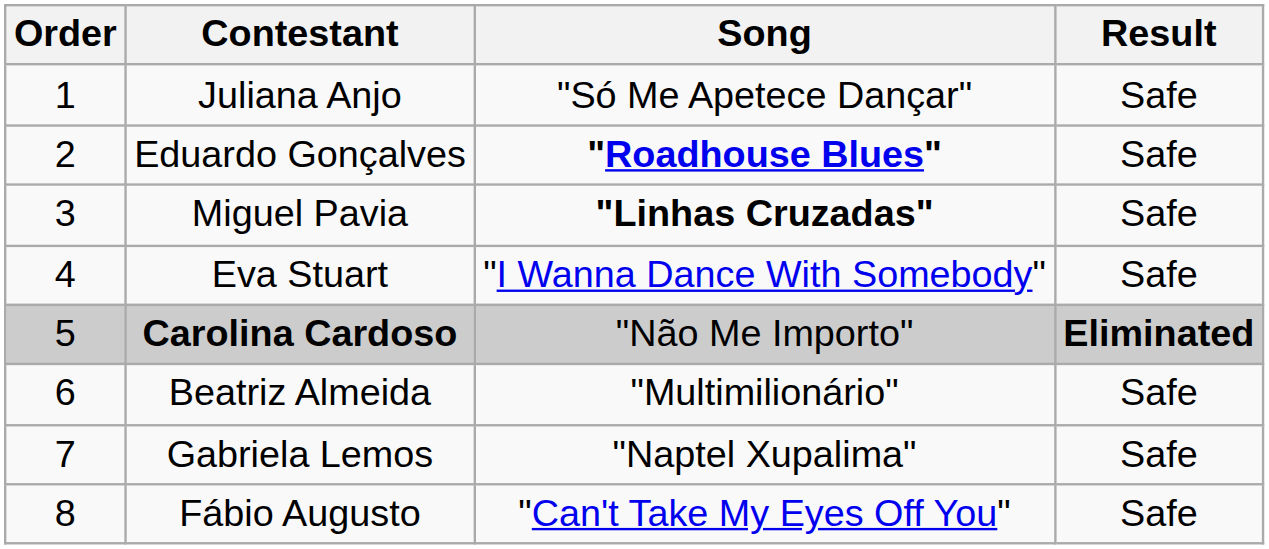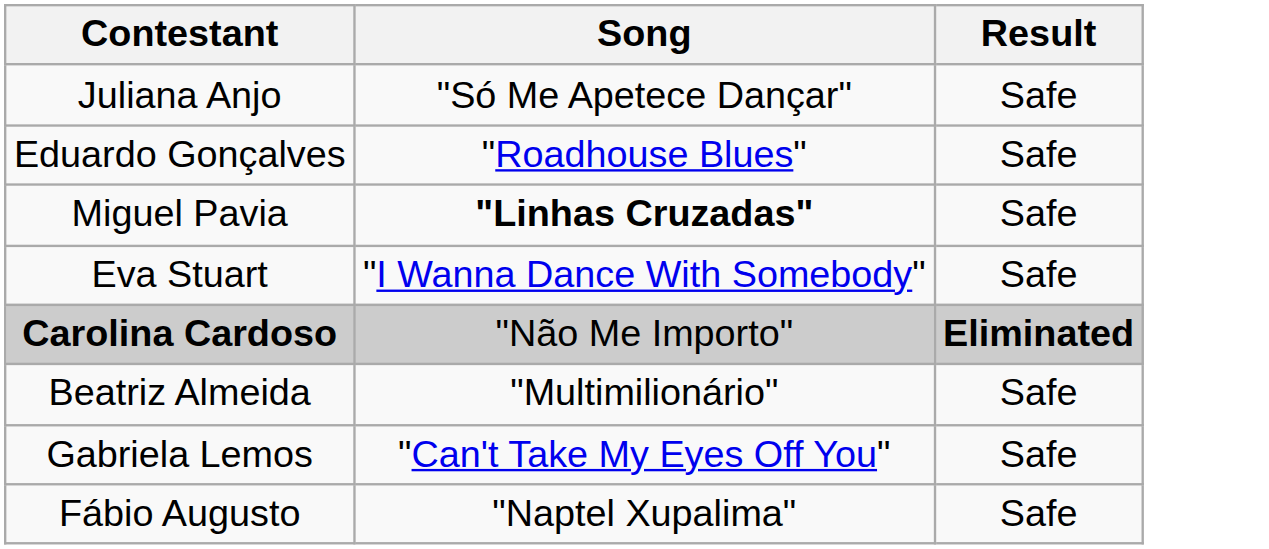- column: (65, 34)
(765, 154) bold -> (644, 154) normal
(765, 453) "Naptel Xupalima" -> (644, 453) "Can't Take My Eyes Off You"
(765, 513) "Can't Take My Eyes Off You" -> (644, 513) "Naptel Xupalima"
